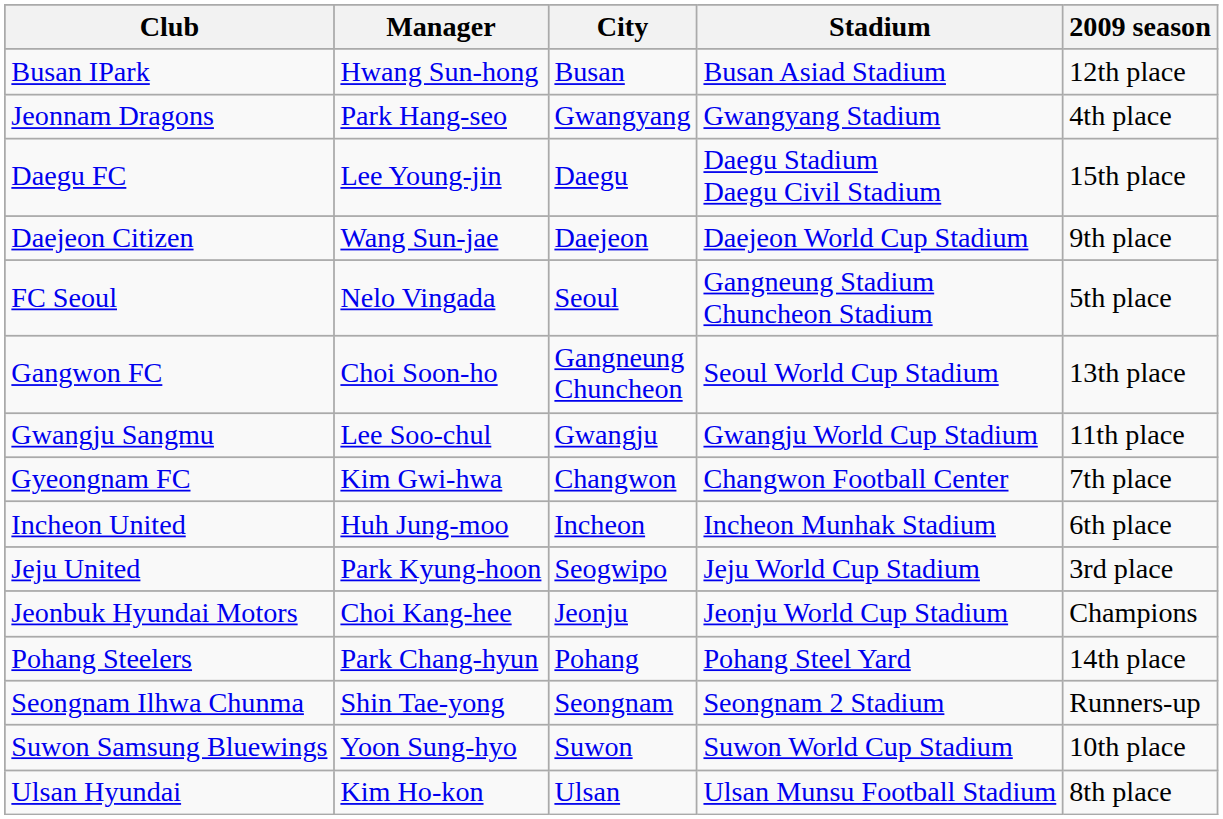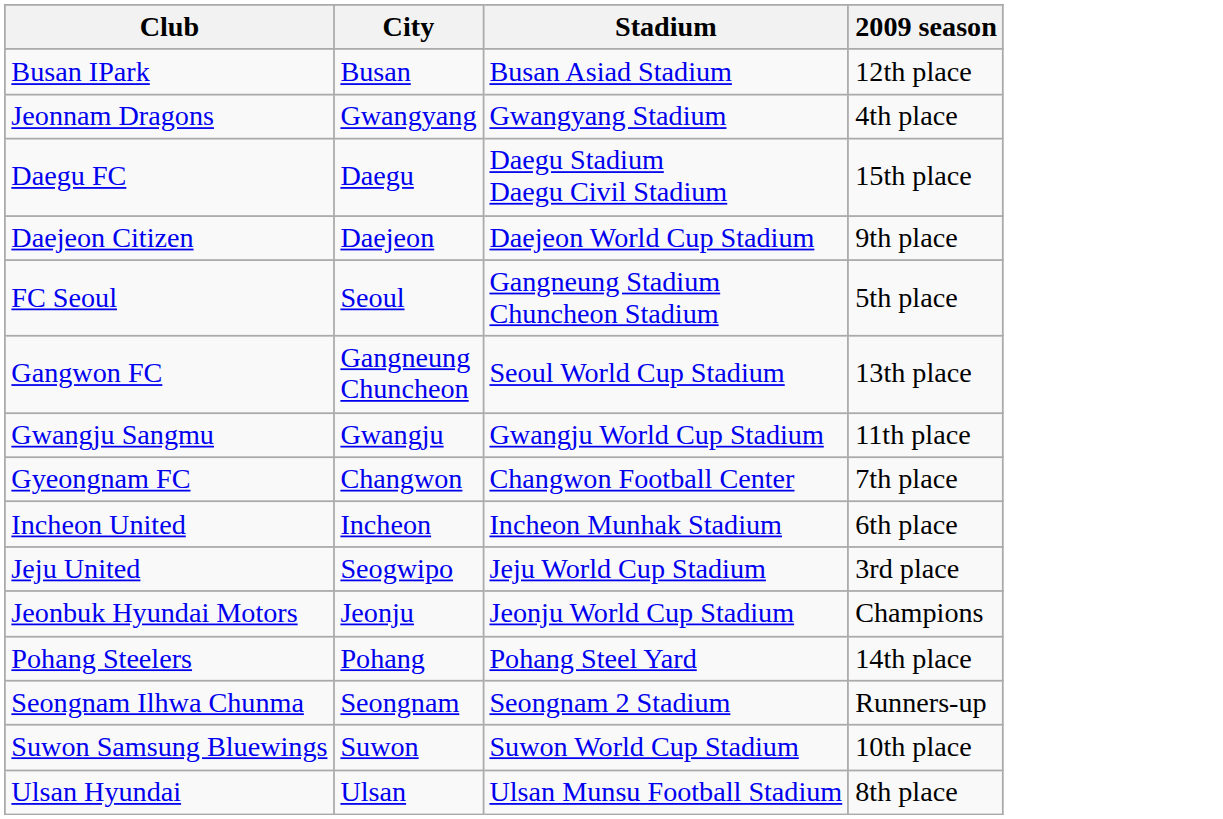- column: (441, 26)
